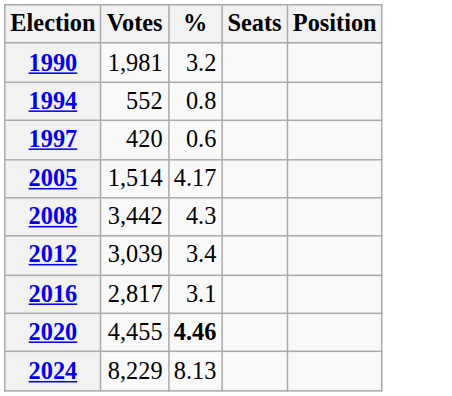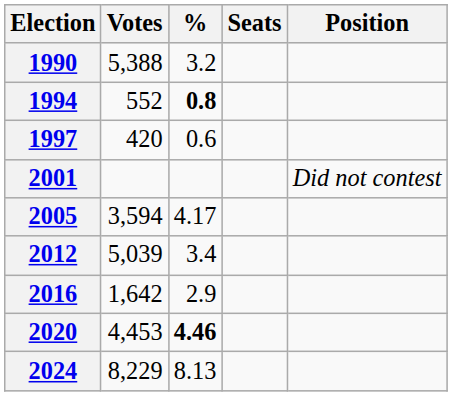(135, 62) 1,981 -> (135, 62) 5,388
(201, 100) normal -> (201, 100) bold
+ row: (53, 178)
(135, 178) 1,514 -> (135, 216) 3,594
- row: (53, 216)
(135, 255) 3,039 -> (135, 255) 5,039
(135, 293) 2,817 -> (135, 293) 1,642
(201, 293) 3.1 -> (201, 293) 2.9
(135, 332) 4,455 -> (135, 332) 4,453
